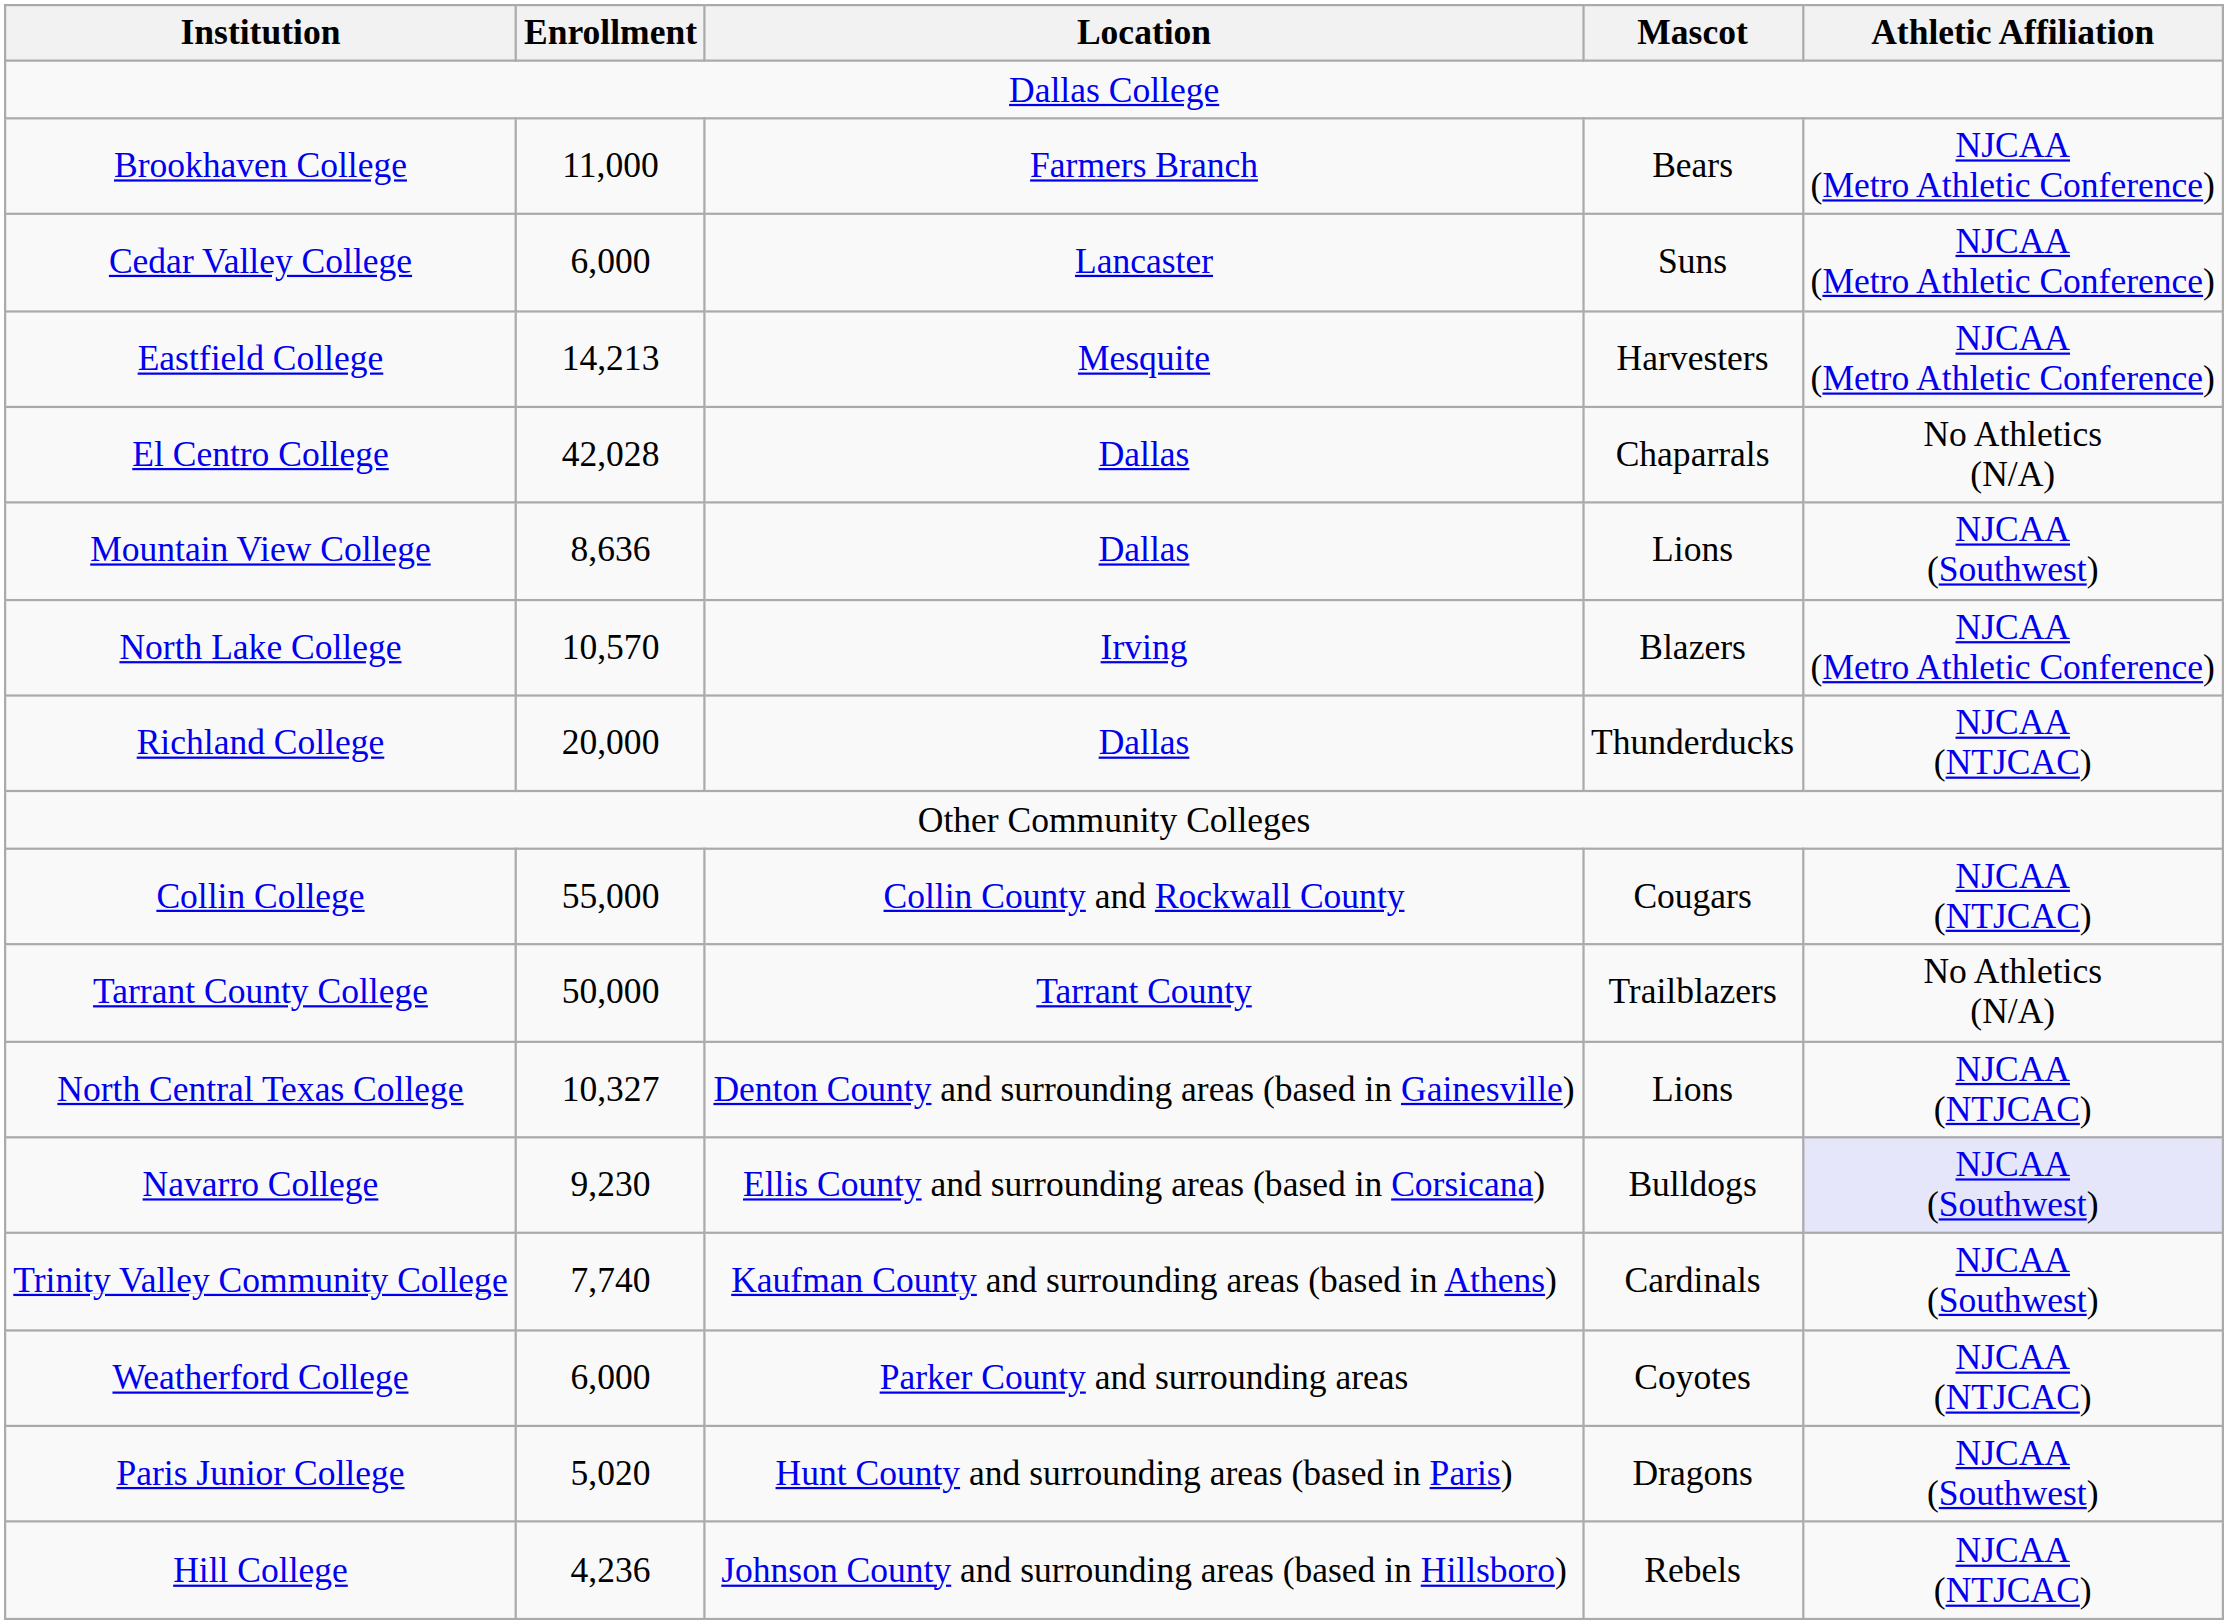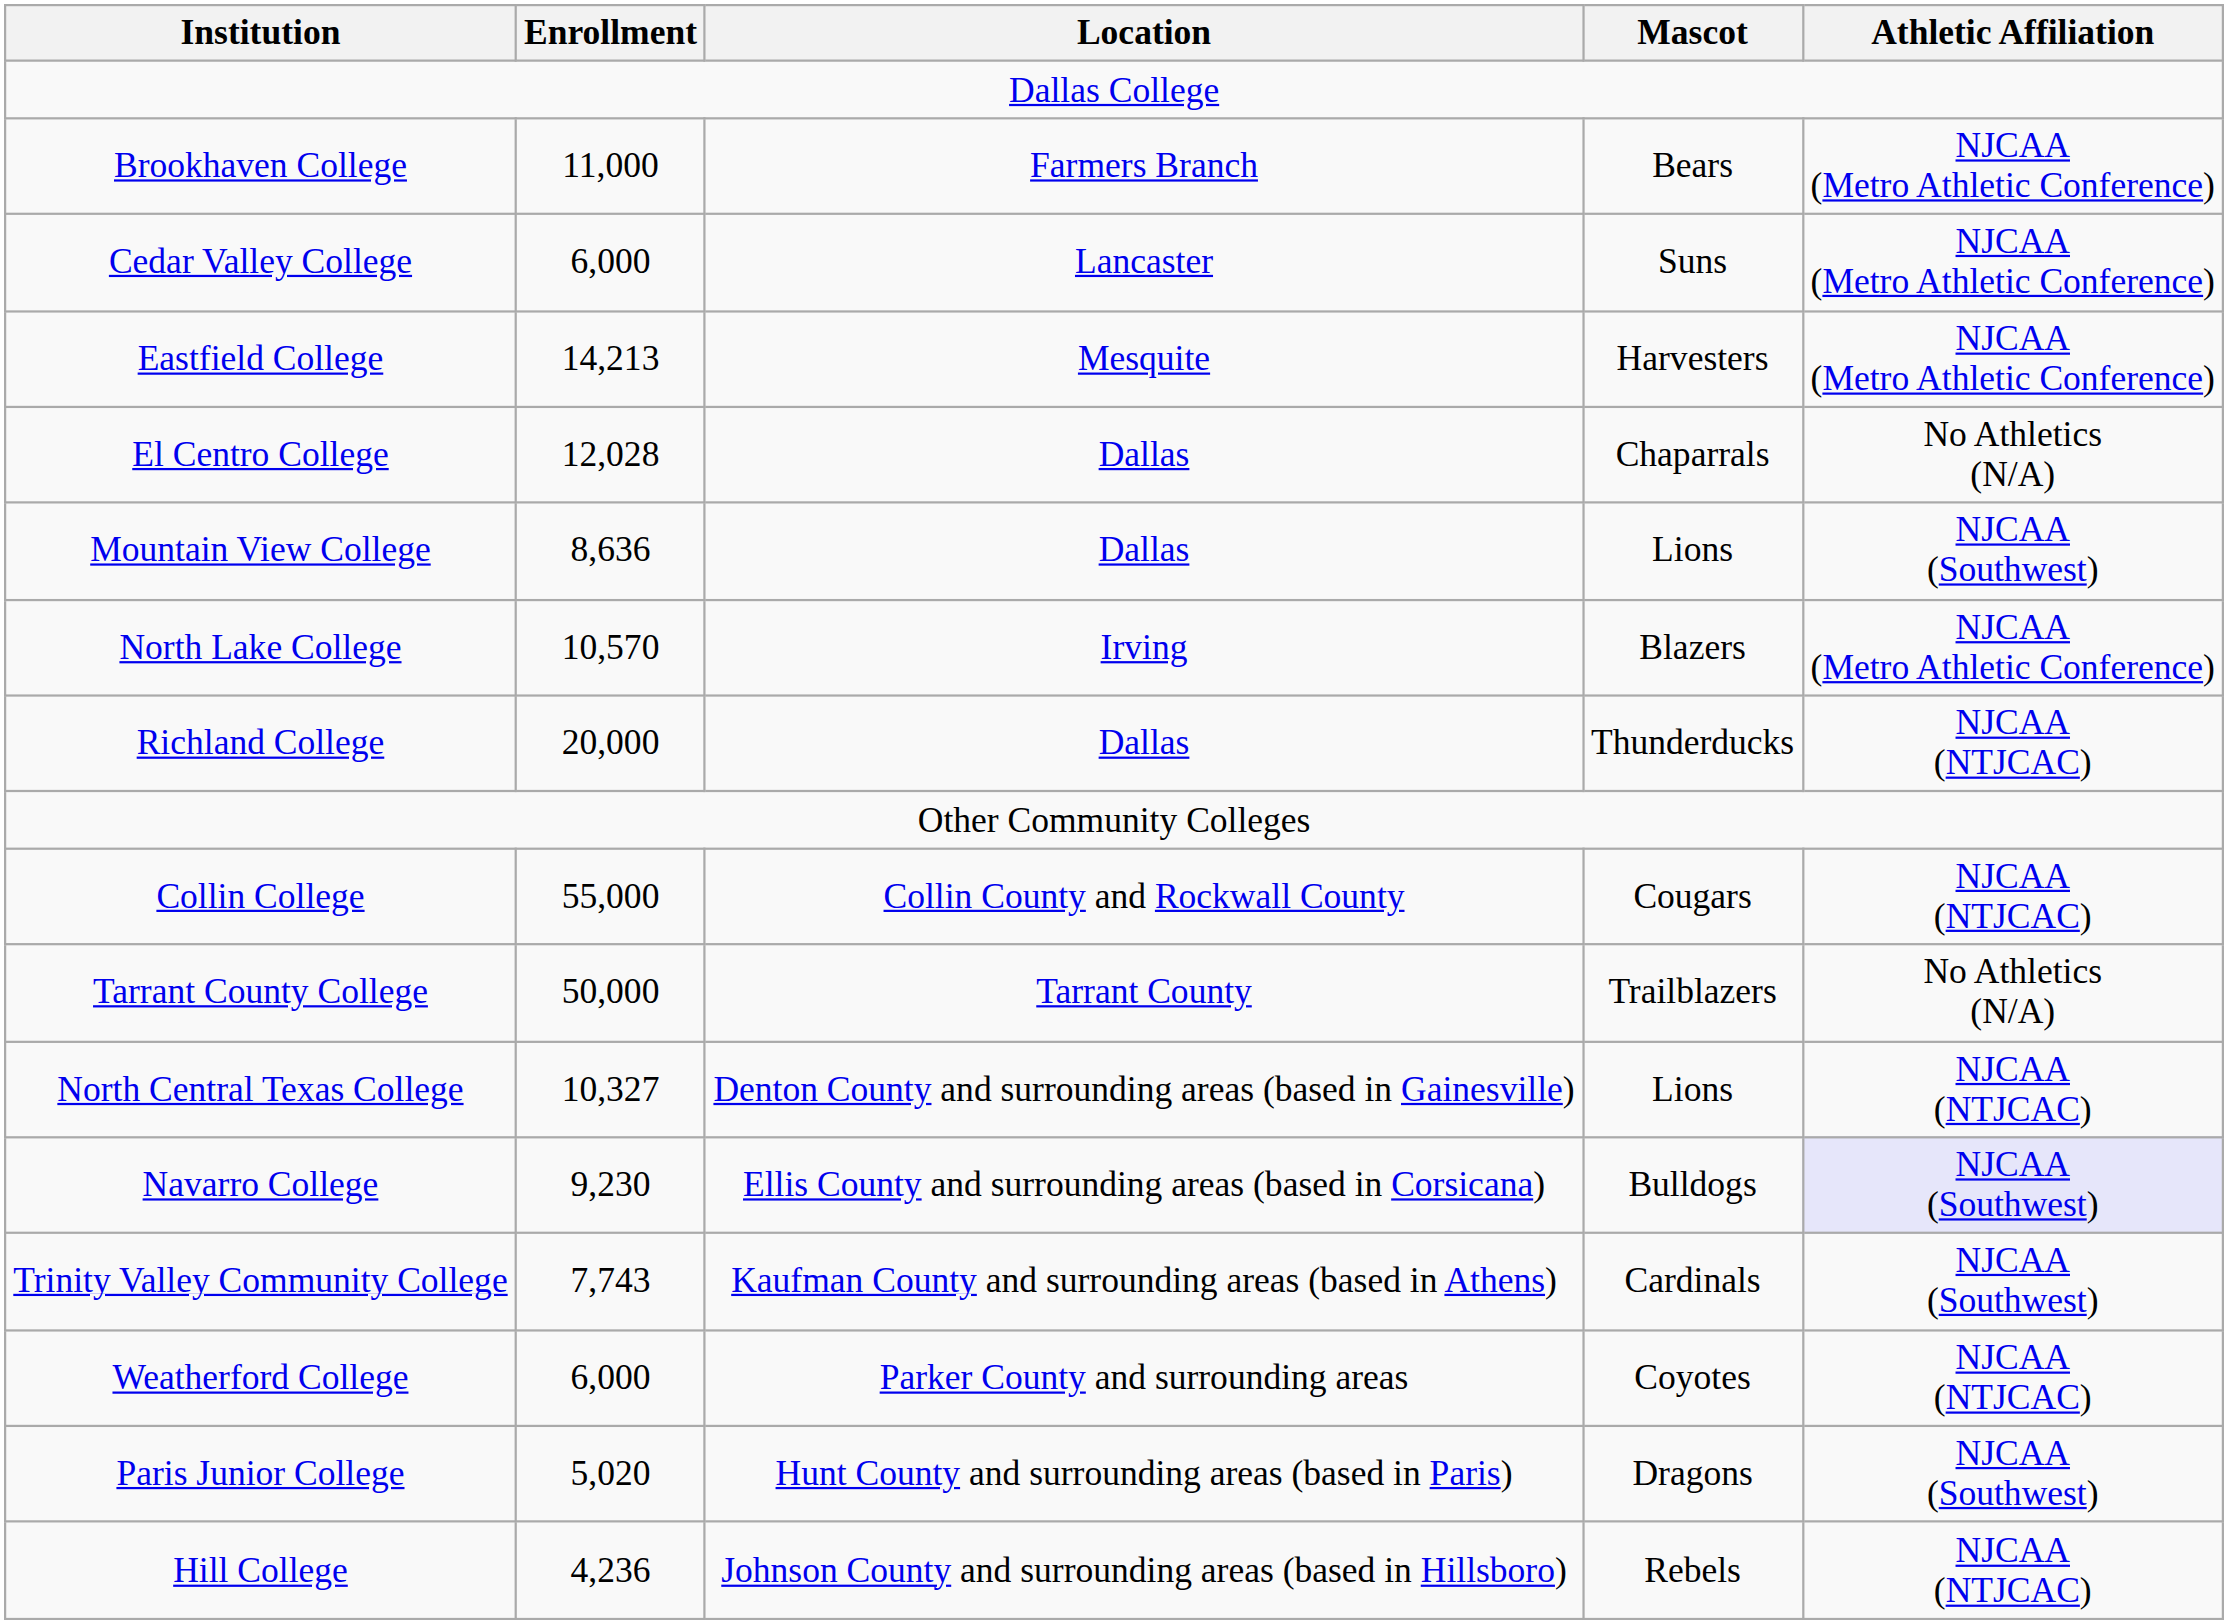(611, 454) 42,028 -> (611, 454) 12,028
(611, 1280) 7,740 -> (611, 1280) 7,743
